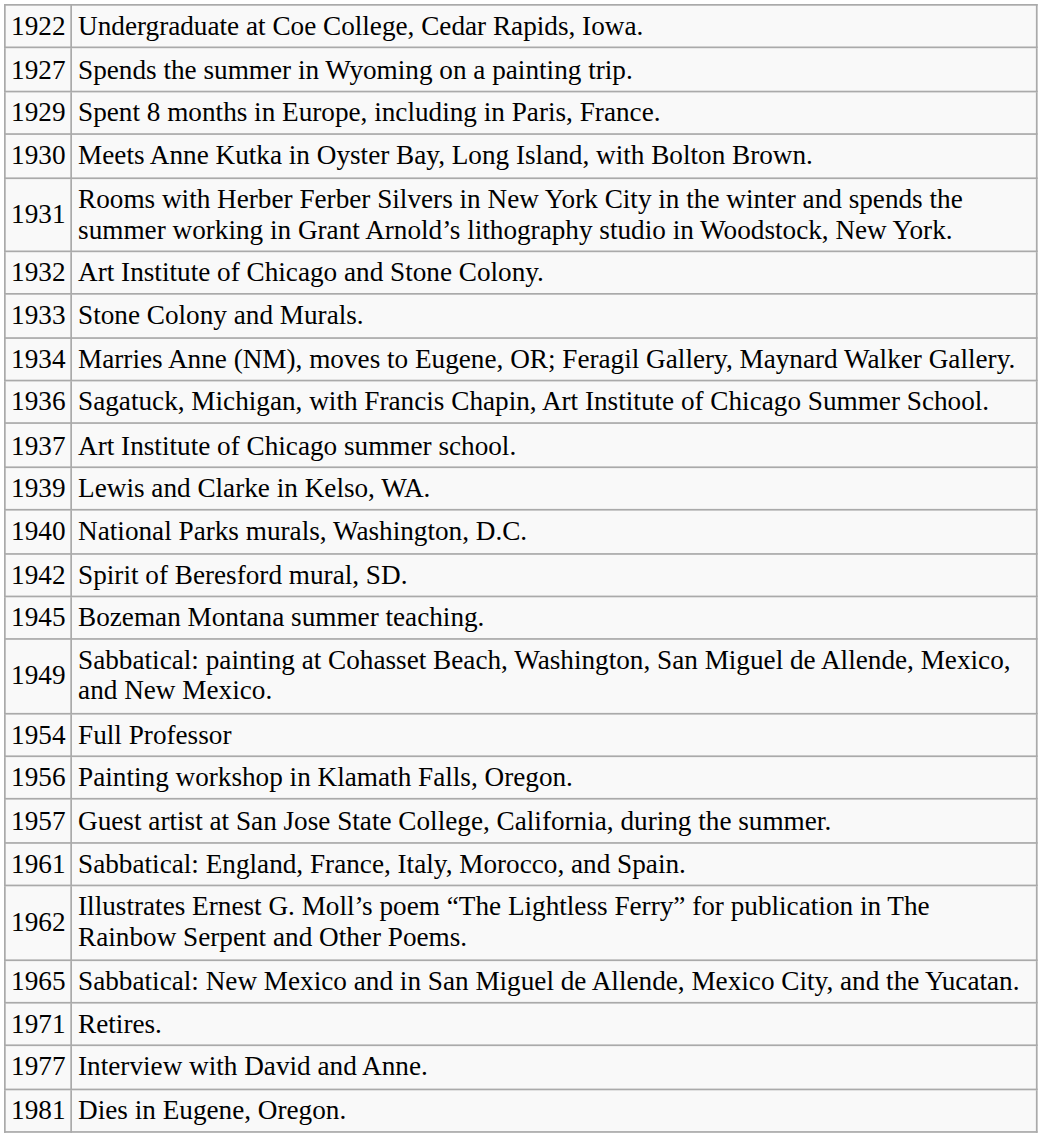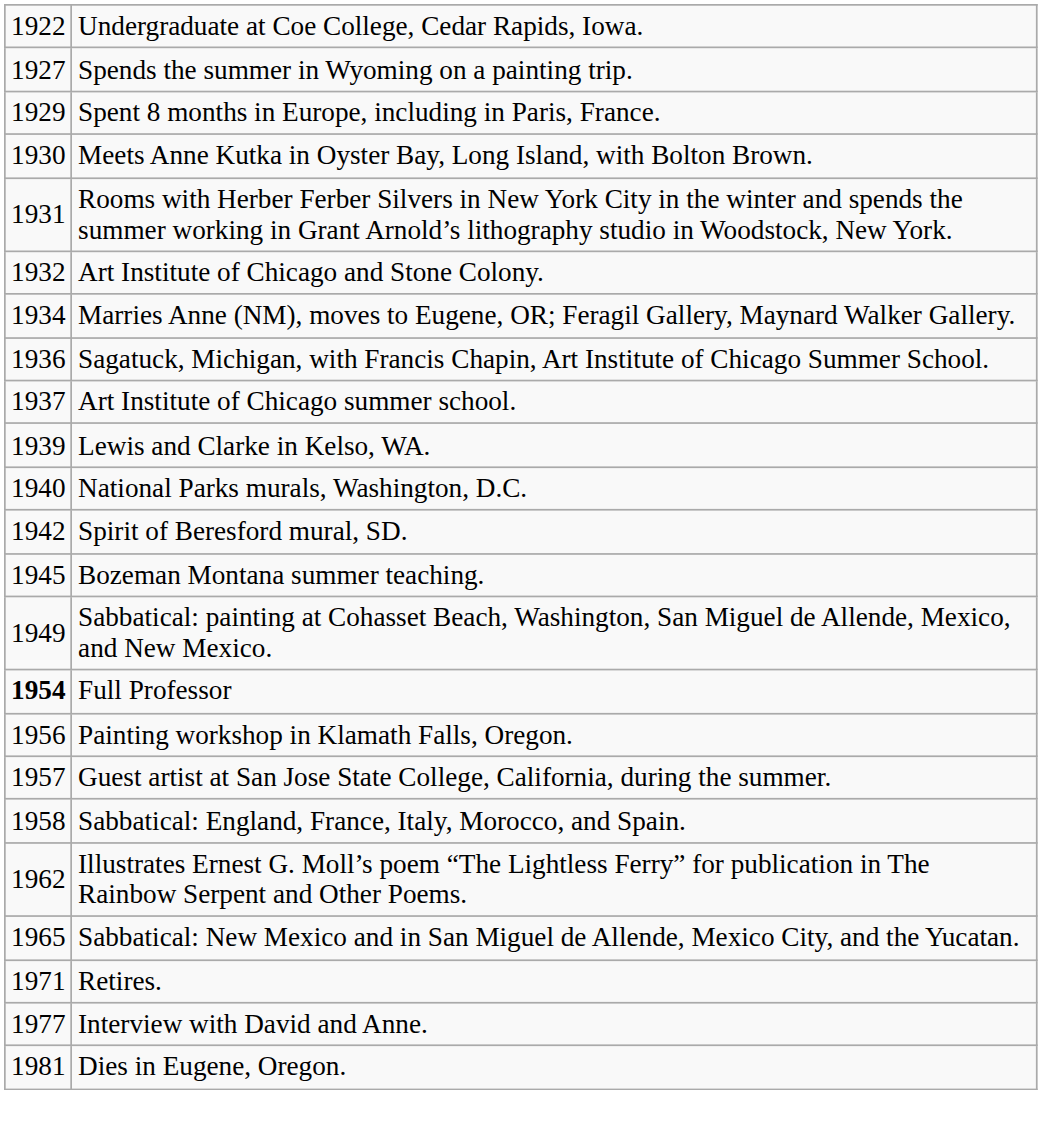- row: (221, 315)
(38, 734) normal -> (38, 691) bold
(38, 863) 1961 -> (38, 820) 1958
